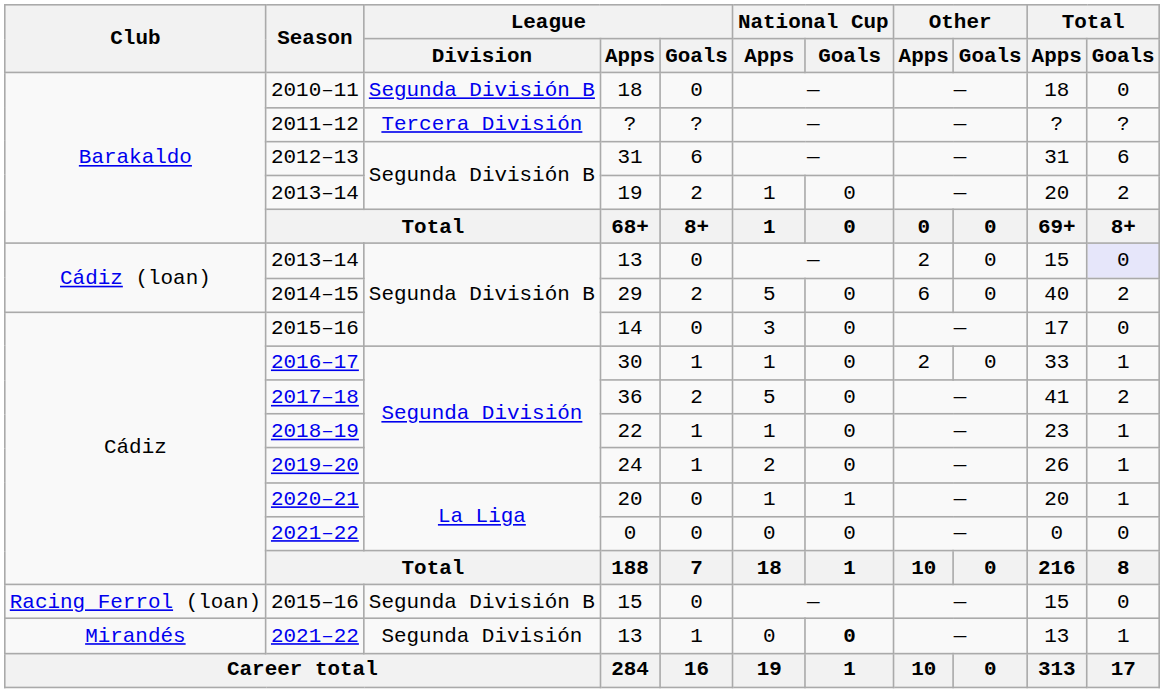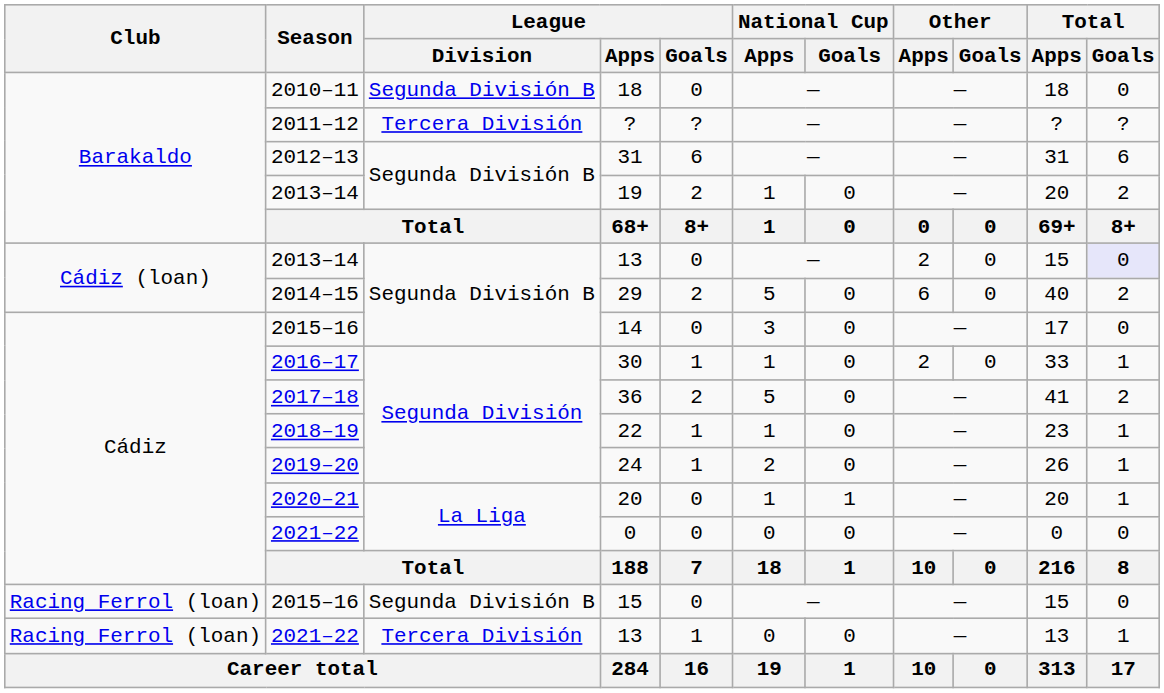(135, 636) Mirandés -> (135, 636) Racing Ferrol (loan)
(482, 636) Segunda División -> (482, 636) Tercera División
(850, 636) bold -> (850, 636) normal
